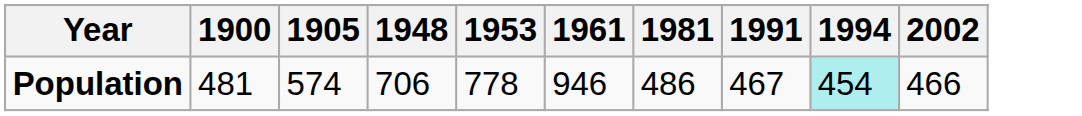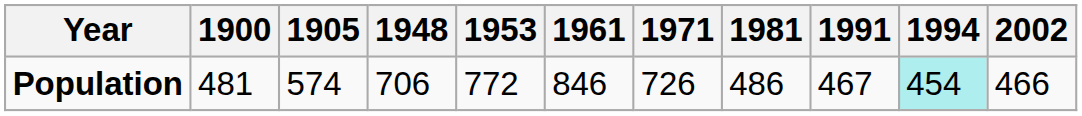+ column: (677, 30)
(491, 82) 778 -> (491, 82) 772
(580, 82) 946 -> (580, 82) 846
